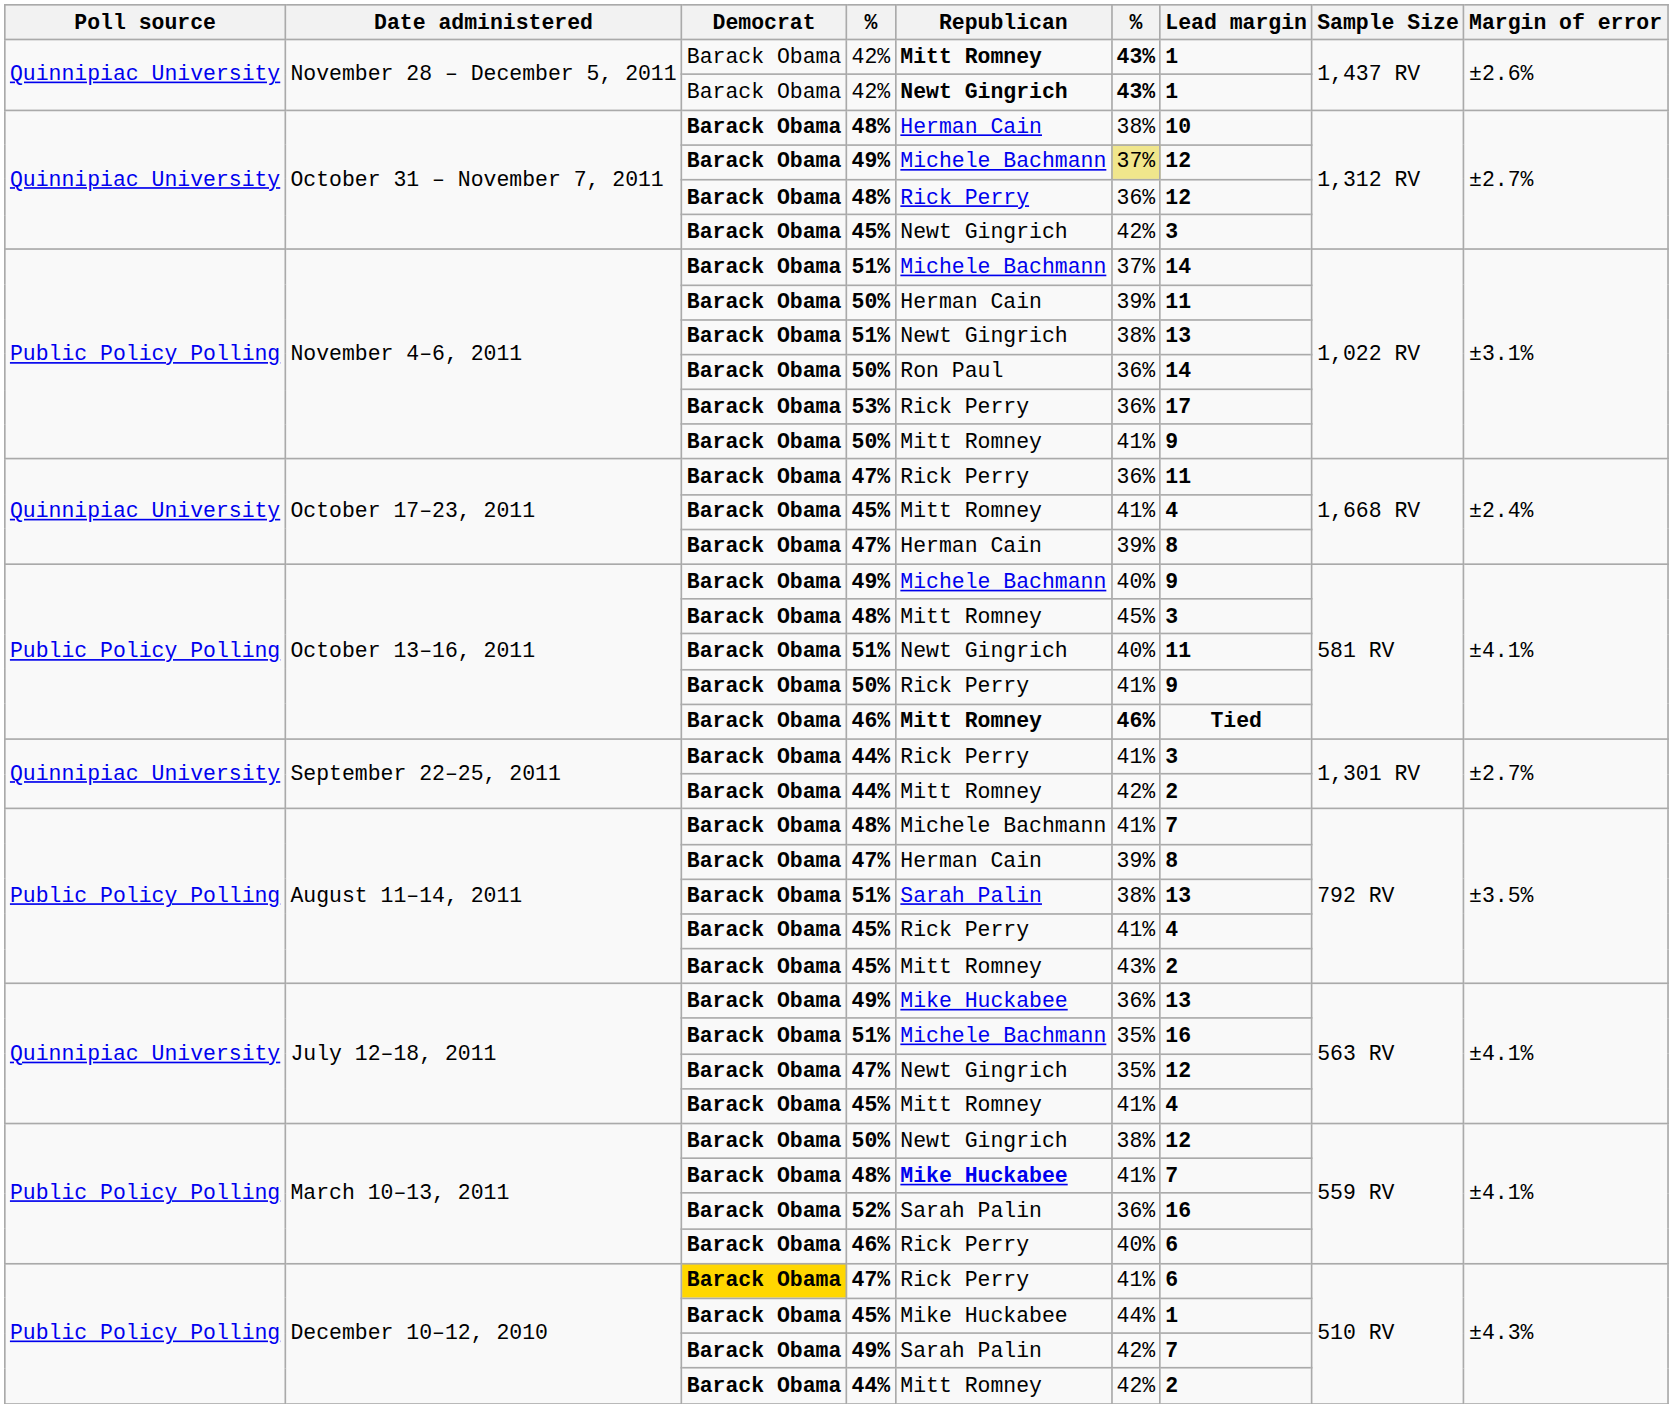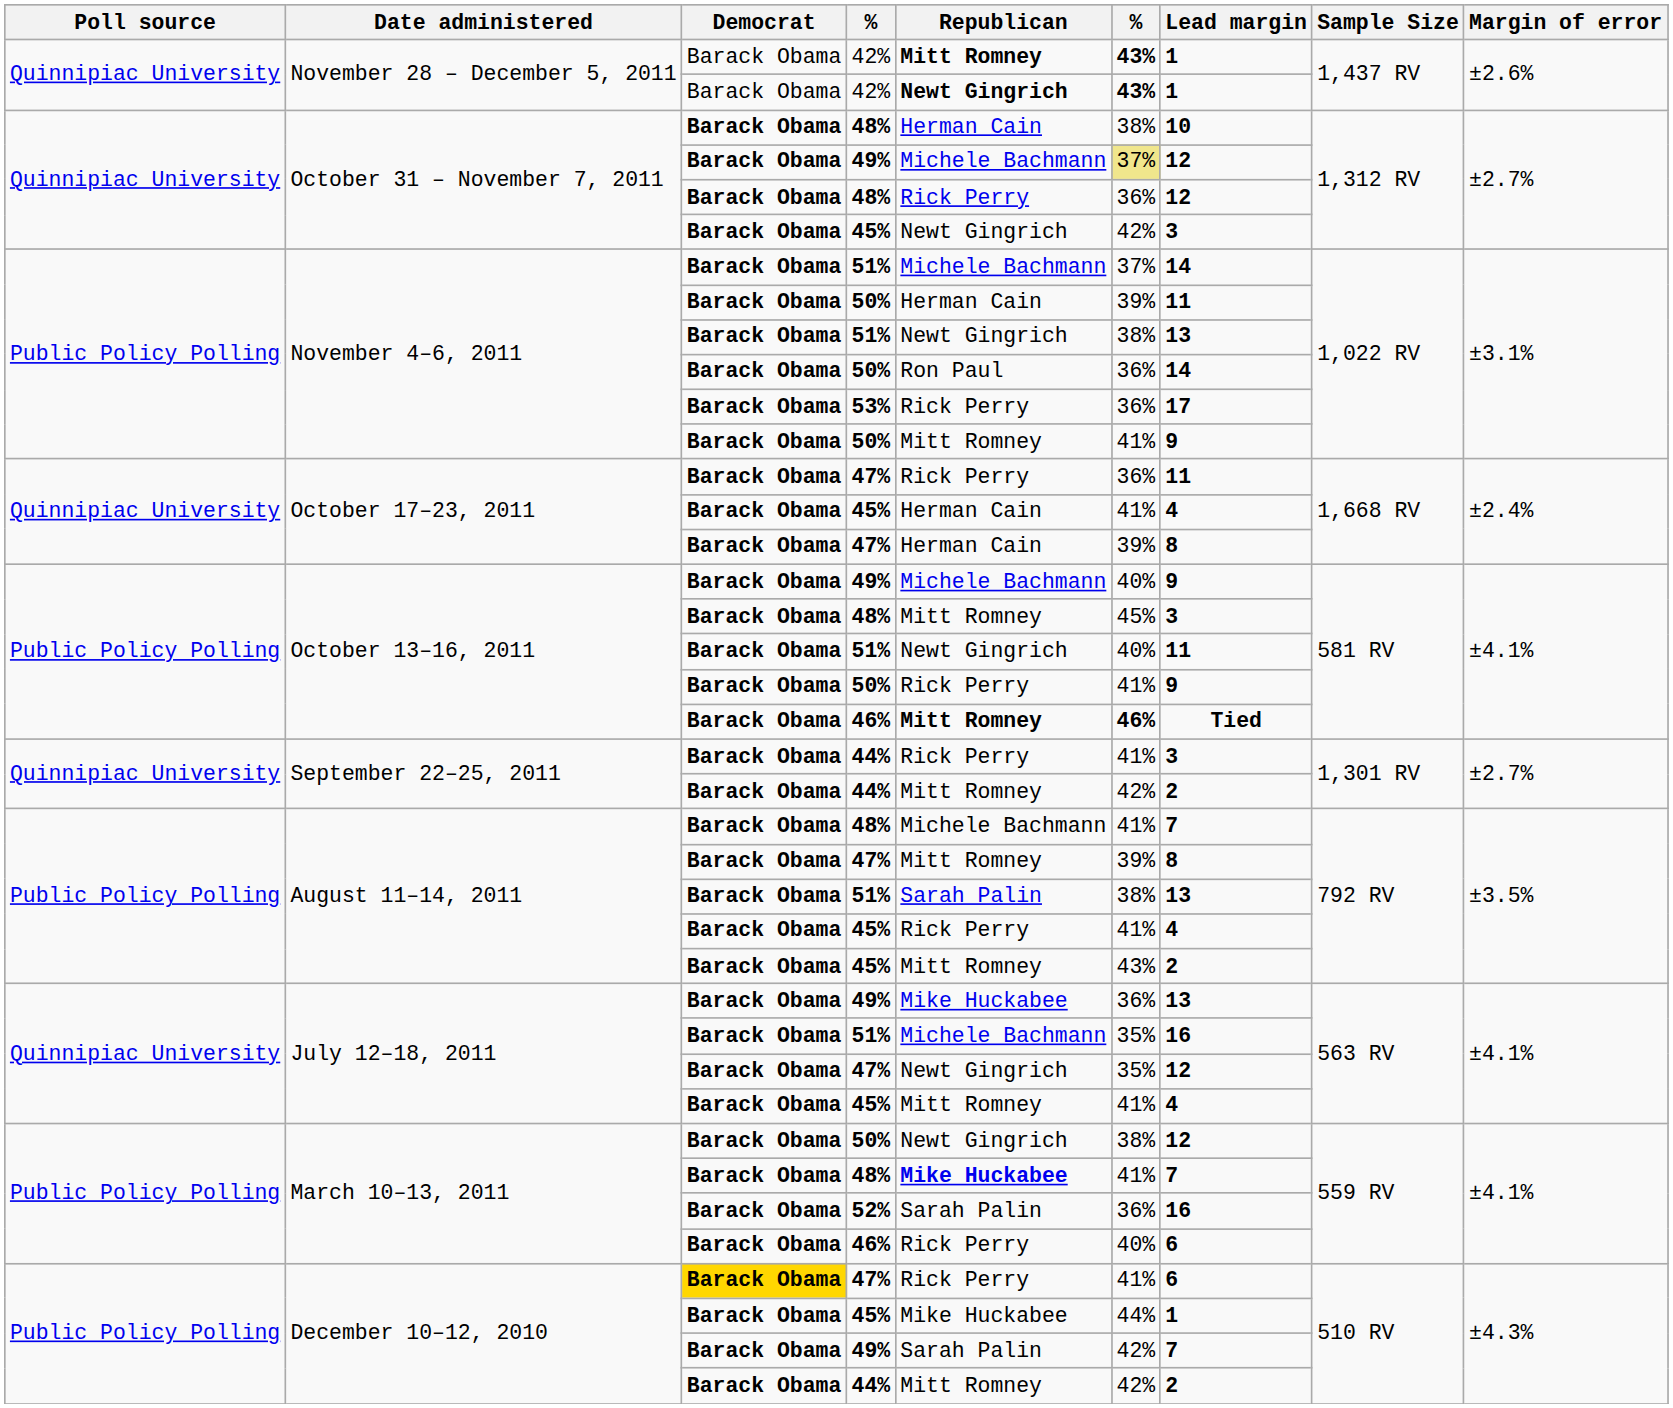(971, 512) Mitt Romney -> (971, 512) Herman Cain
(971, 861) Herman Cain -> (971, 861) Mitt Romney
